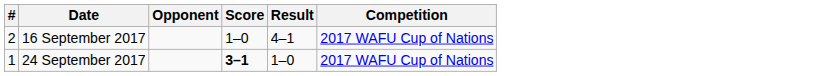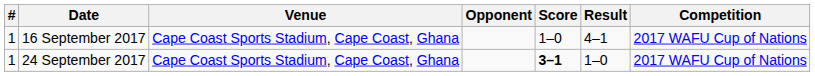+ column: (306, 15)
(12, 37) 2 -> (12, 37) 1
